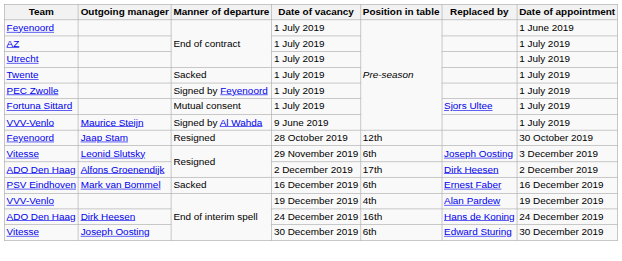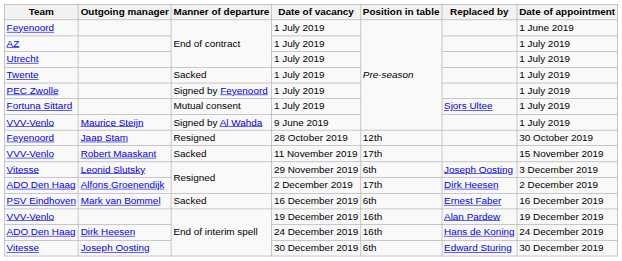+ row: (30, 153)
(370, 201) 4th -> (372, 216) 16th
